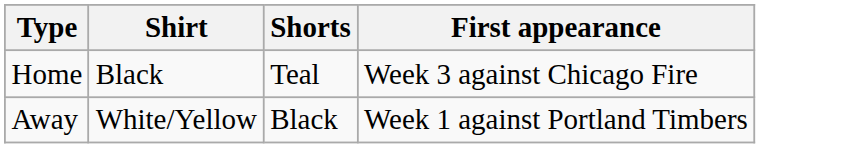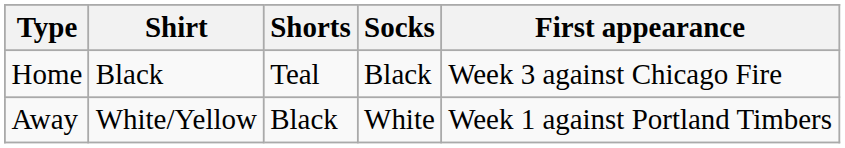+ column: (399, 27)
